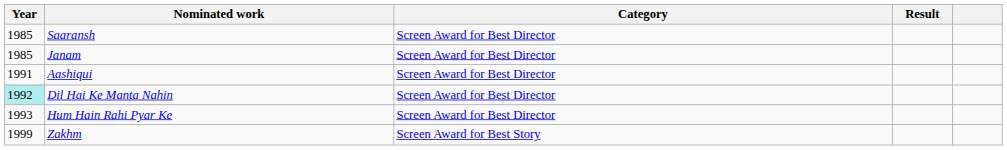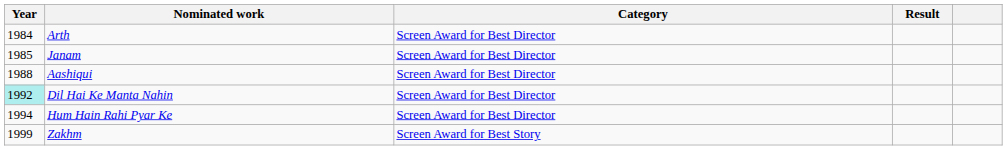+ row: (58, 34)
- row: (71, 34)
(20, 74) 1991 -> (20, 74) 1988
(20, 114) 1993 -> (20, 114) 1994
